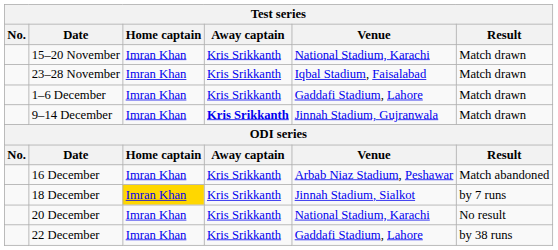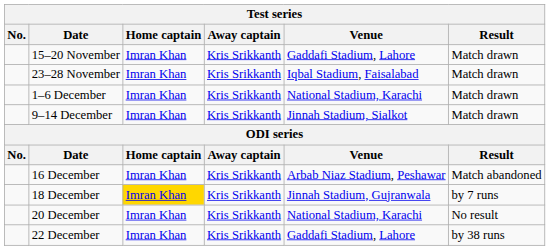(362, 54) National Stadium, Karachi -> (351, 54) Gaddafi Stadium, Lahore
(359, 94) Gaddafi Stadium, Lahore -> (354, 94) National Stadium, Karachi
(248, 114) bold -> (244, 114) normal
(366, 114) Jinnah Stadium, Gujranwala -> (347, 114) Jinnah Stadium, Sialkot
(355, 194) Jinnah Stadium, Sialkot -> (359, 194) Jinnah Stadium, Gujranwala
